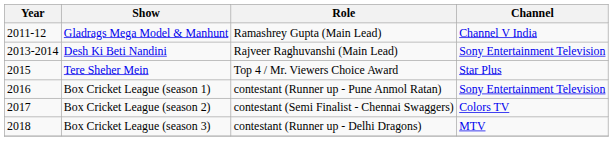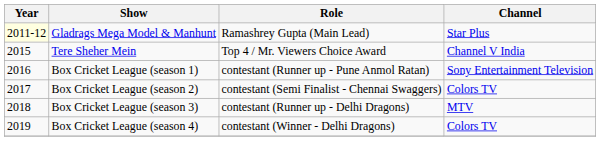(27, 32) no background -> (27, 32) lightyellow background
(498, 32) Channel V India -> (468, 32) Star Plus
- row: (115, 51)
(480, 70) Star Plus -> (486, 51) Channel V India
+ row: (125, 126)
